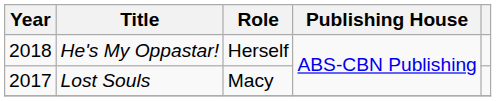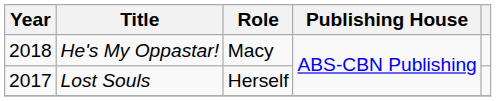(258, 50) Herself -> (251, 50) Macy
(251, 80) Macy -> (258, 80) Herself
